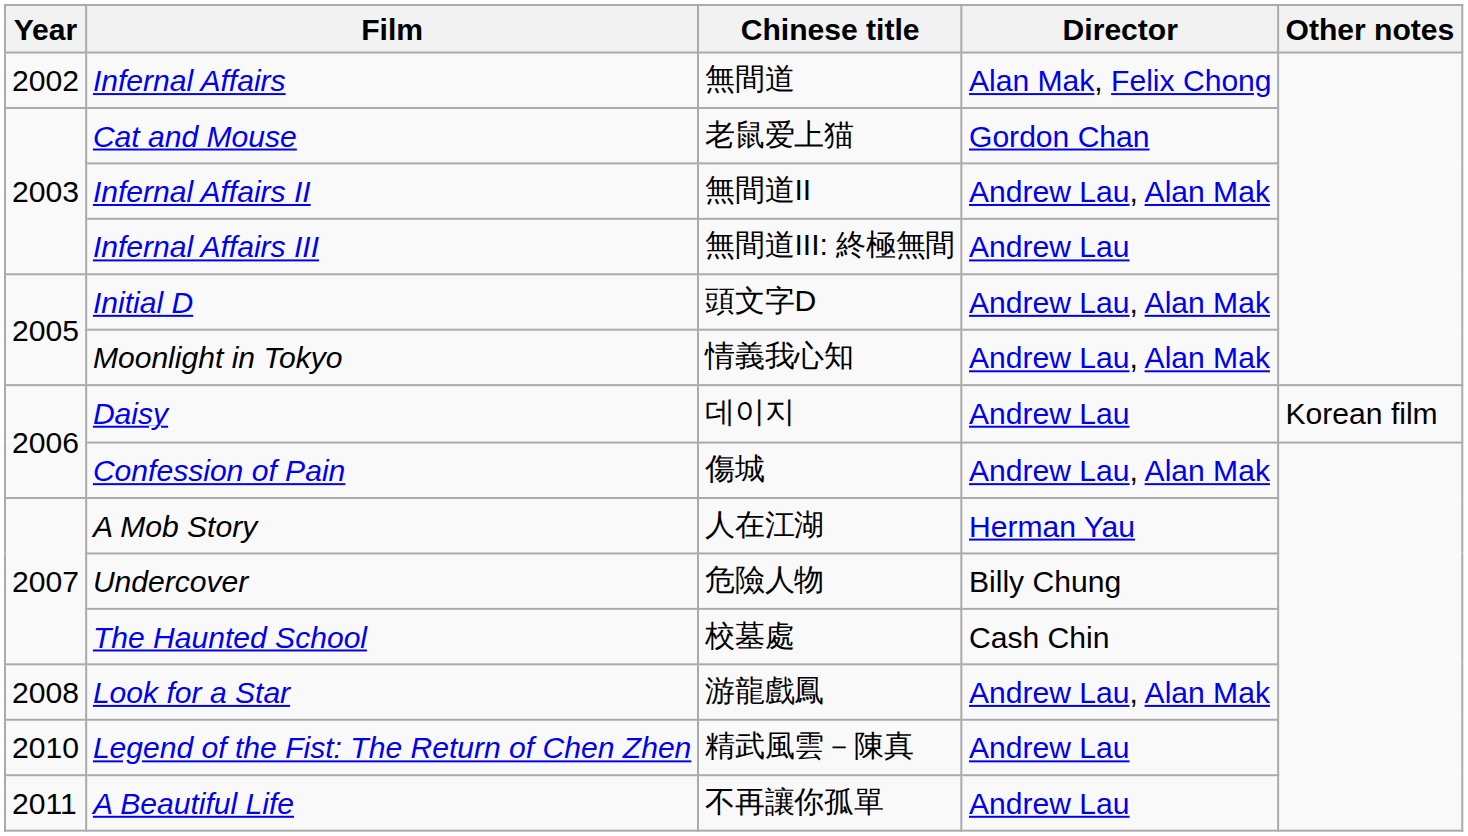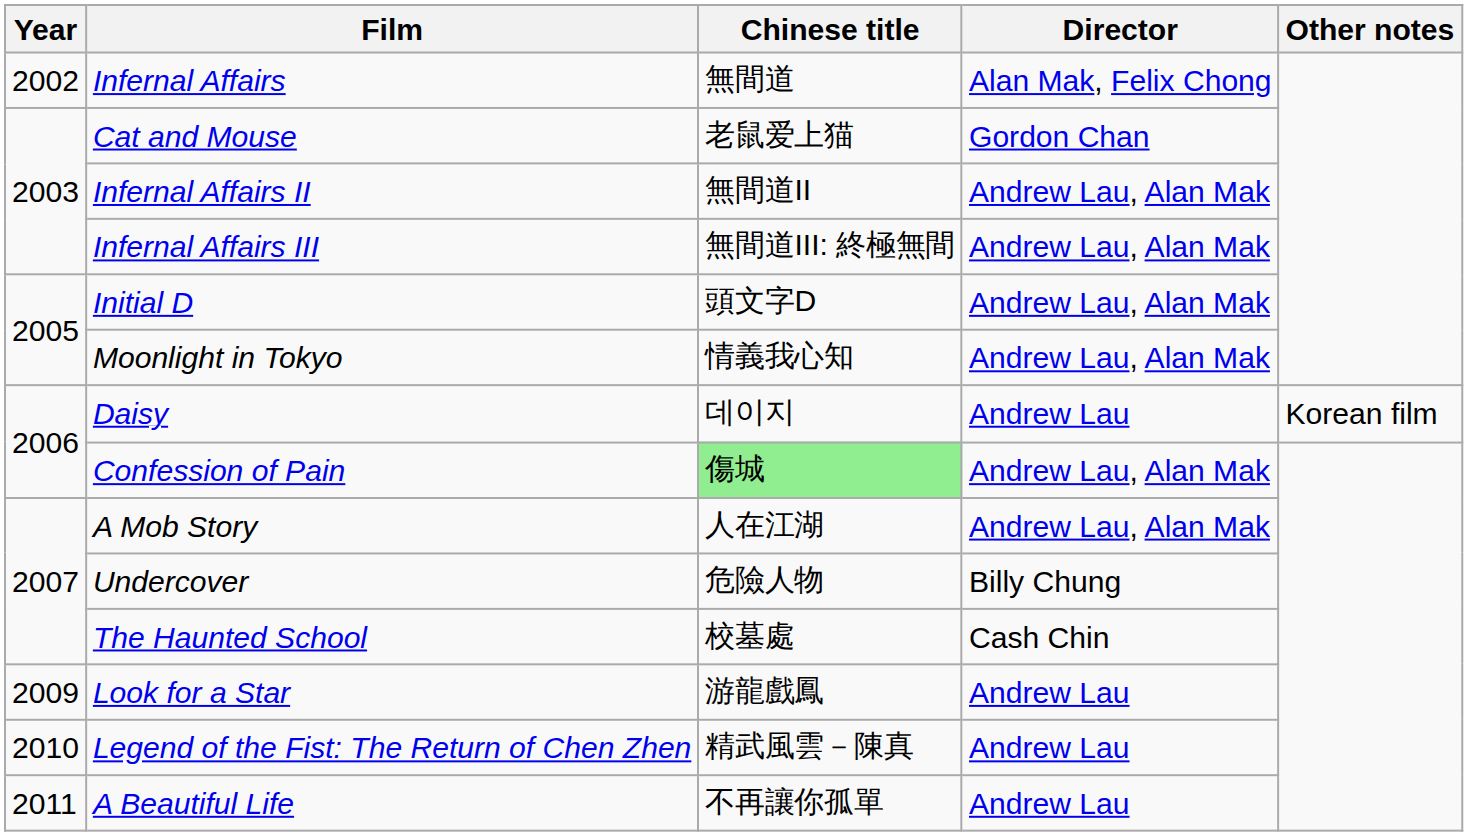(1049, 247) Andrew Lau -> (1119, 247) Andrew Lau, Alan Mak
(735, 468) no background -> (735, 468) lightgreen background
(1052, 525) Herman Yau -> (1119, 525) Andrew Lau, Alan Mak
(45, 692) 2008 -> (45, 692) 2009
(1119, 692) Andrew Lau, Alan Mak -> (1049, 692) Andrew Lau
